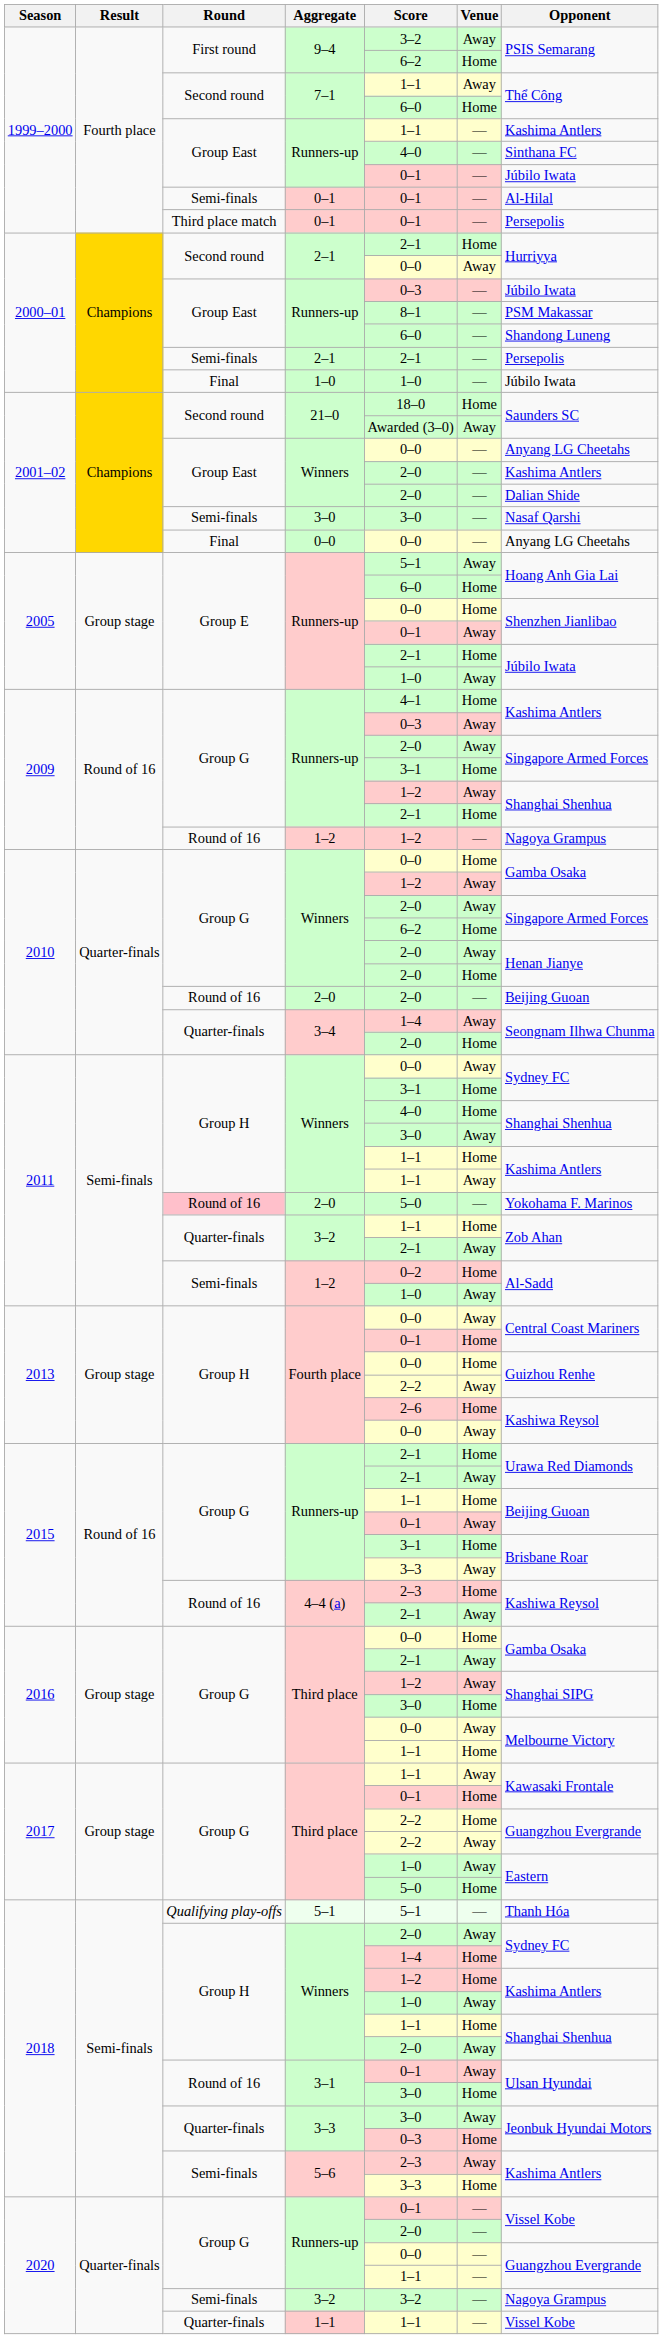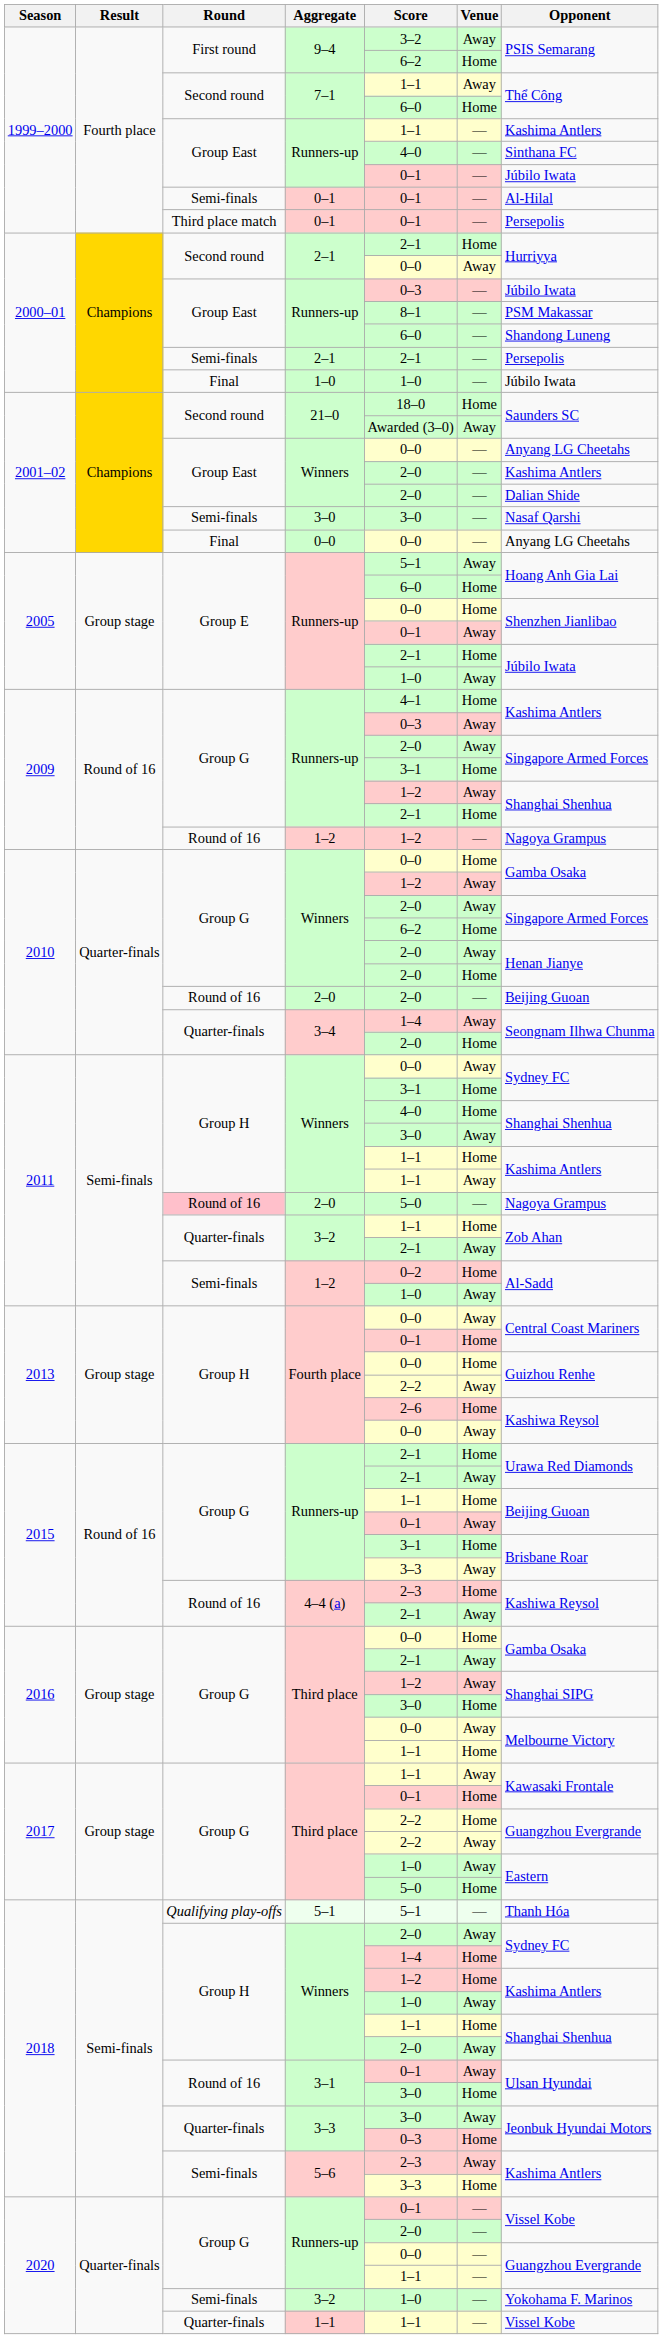(569, 1203) Yokohama F. Marinos -> (556, 1203) Nagoya Grampus
(411, 2299) 3–2 -> (411, 2299) 1–0
(556, 2299) Nagoya Grampus -> (569, 2299) Yokohama F. Marinos
